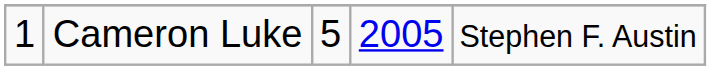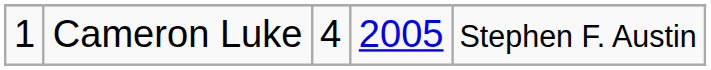(331, 34) 5 -> (331, 34) 4
